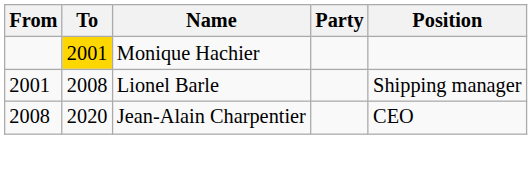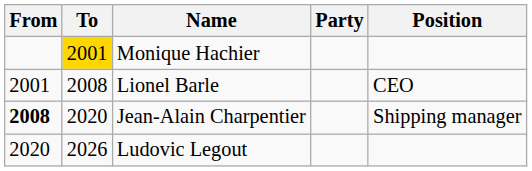(447, 85) Shipping manager -> (393, 85) CEO
(30, 117) normal -> (30, 117) bold
(393, 117) CEO -> (447, 117) Shipping manager
+ row: (182, 149)
